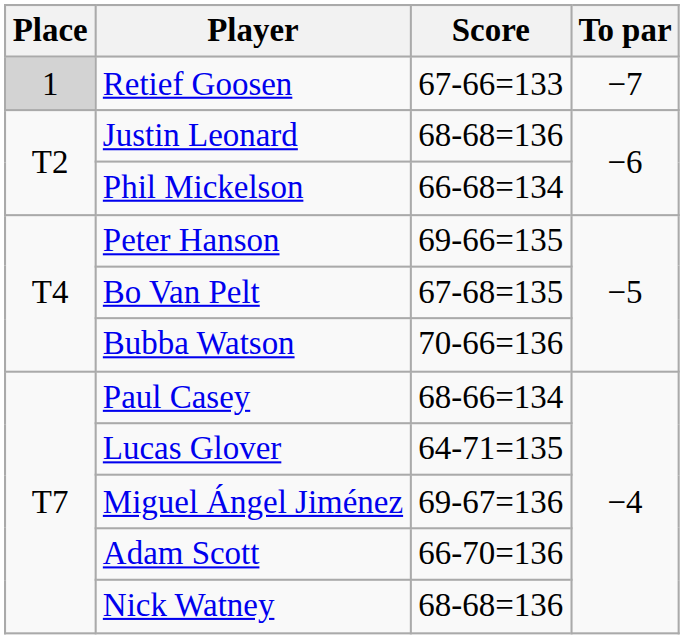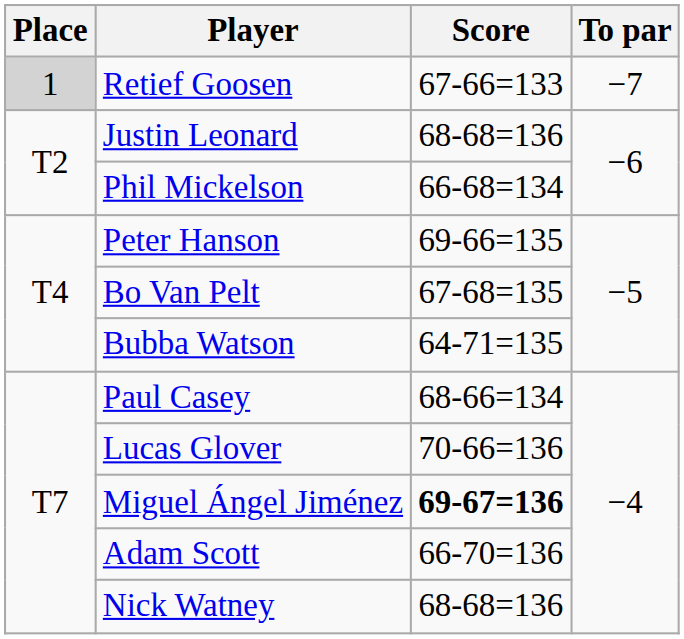(491, 344) 70-66=136 -> (491, 344) 64-71=135
(491, 448) 64-71=135 -> (491, 448) 70-66=136
(491, 501) normal -> (491, 501) bold
